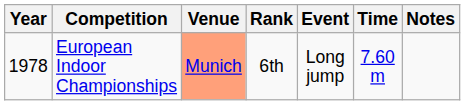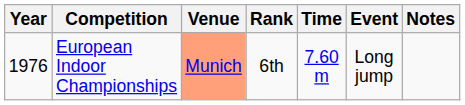columns swapped: (325, 19) <-> (378, 19)
(28, 66) 1978 -> (28, 66) 1976
